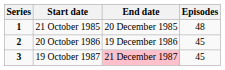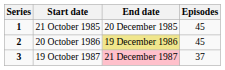(200, 27) 48 -> (200, 27) 45
(141, 42) no background -> (141, 42) khaki background
(200, 57) 45 -> (200, 57) 37
